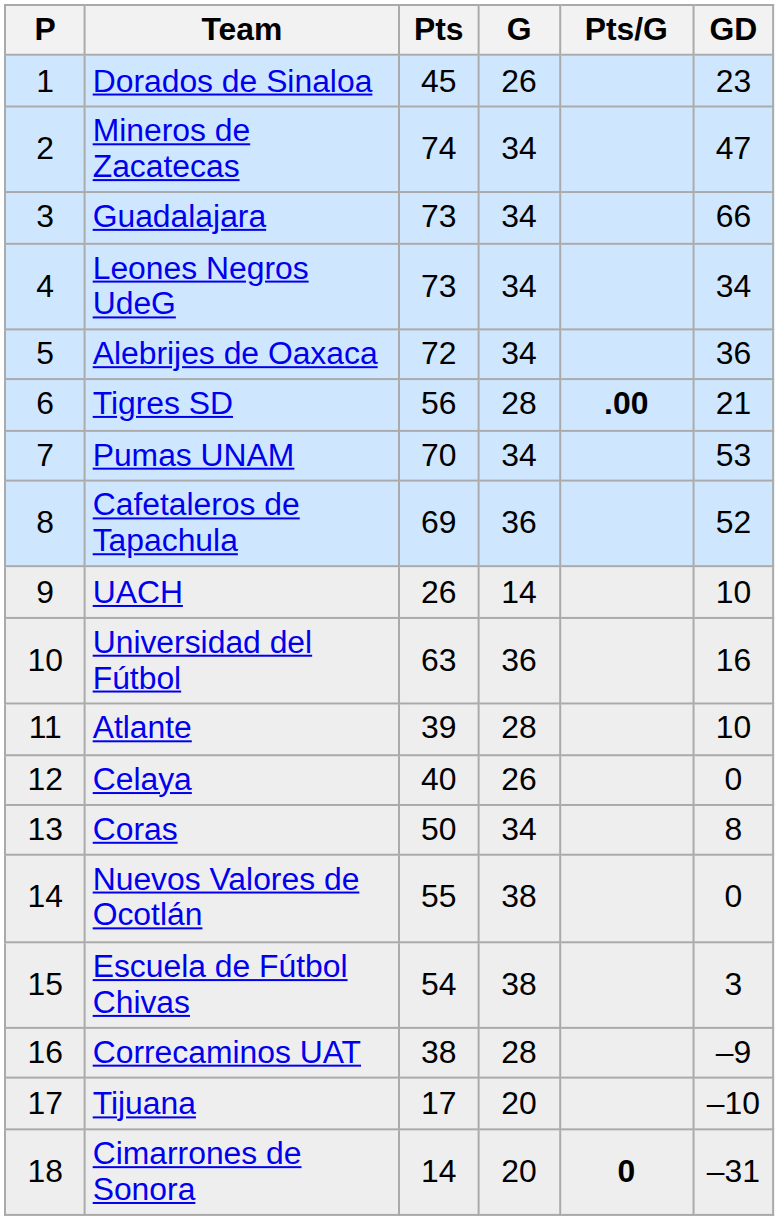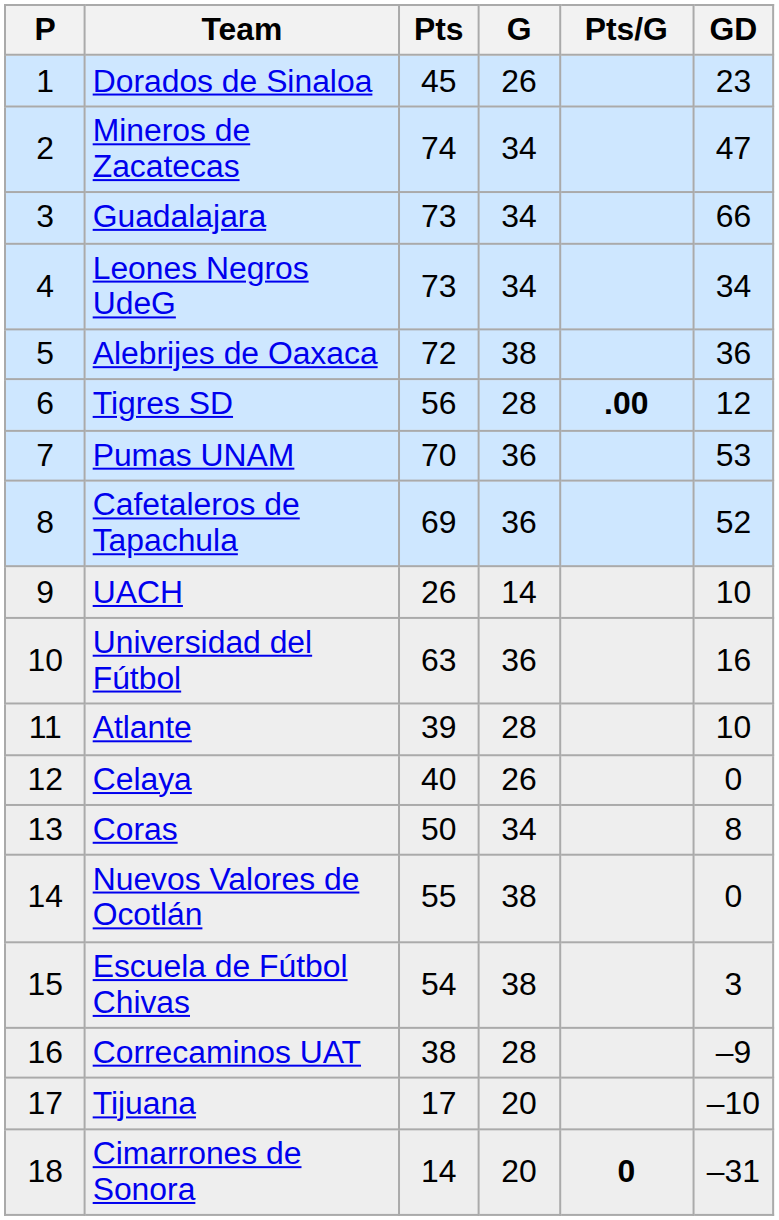(519, 353) 34 -> (519, 353) 38
(733, 404) 21 -> (733, 404) 12
(519, 454) 34 -> (519, 454) 36
